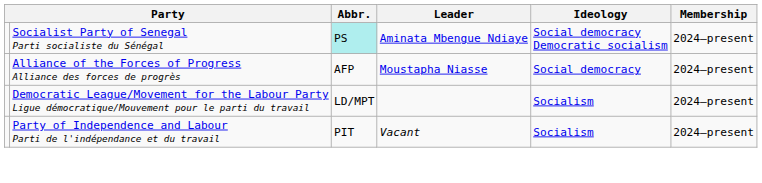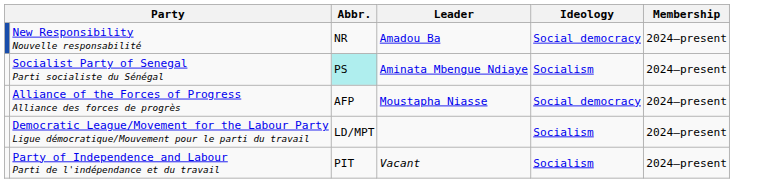+ row: (77, 38)
(601, 38) Social democracy Democratic socialism -> (564, 69) Socialism
